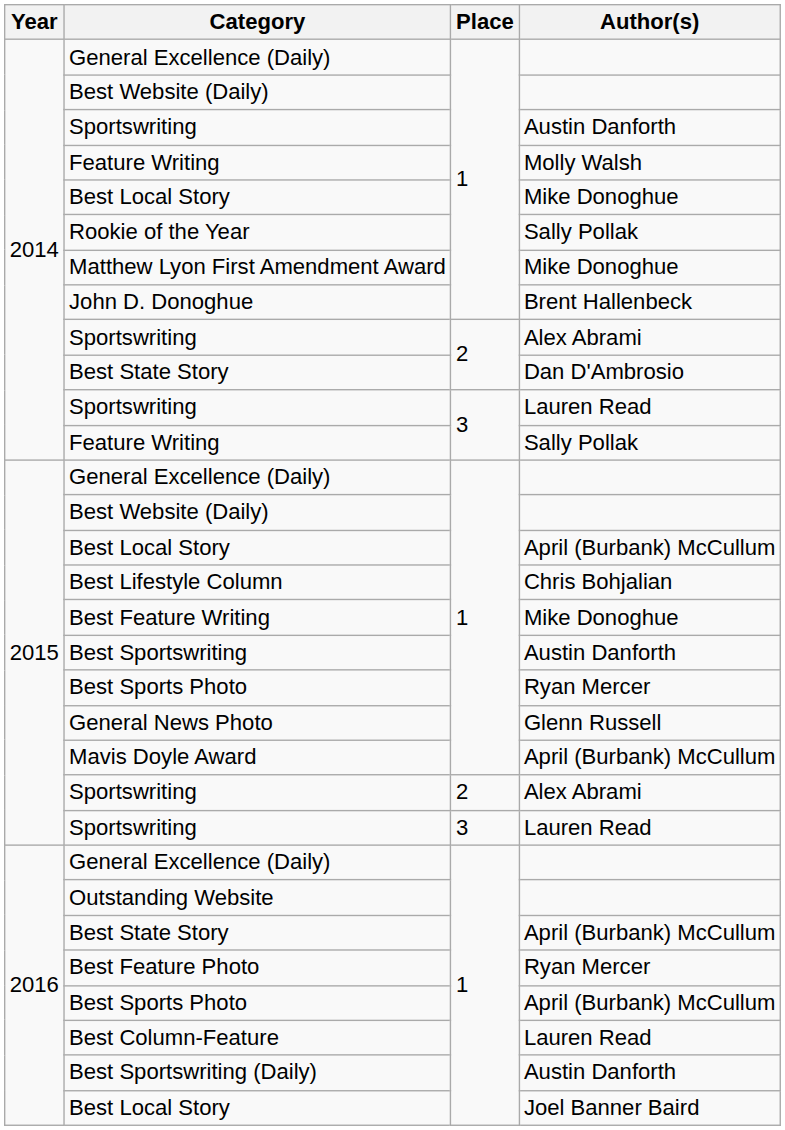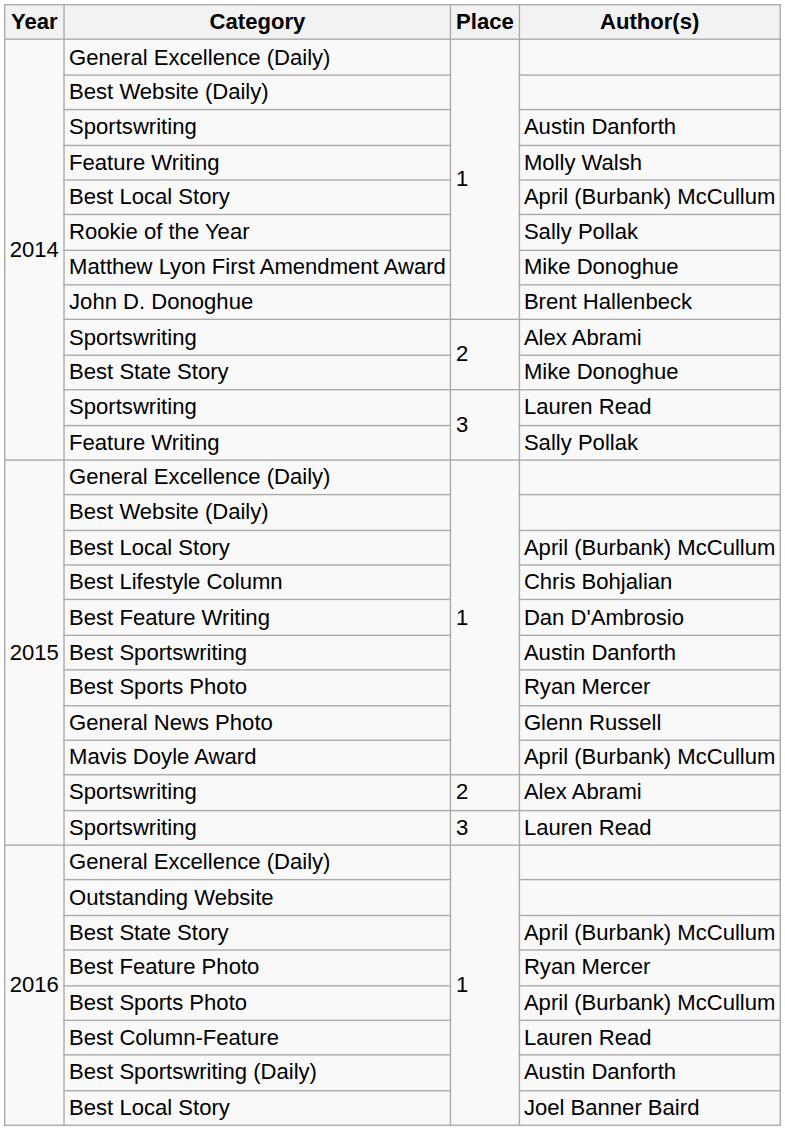(601, 197) Mike Donoghue -> (650, 197) April (Burbank) McCullum
(604, 372) Dan D'Ambrosio -> (601, 372) Mike Donoghue
(601, 617) Mike Donoghue -> (604, 617) Dan D'Ambrosio
